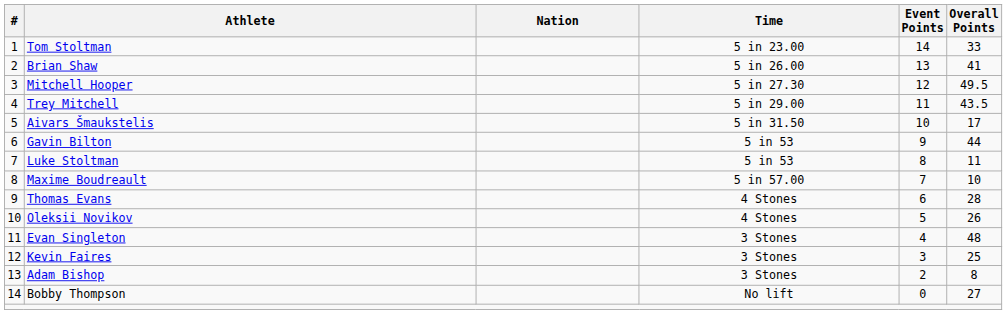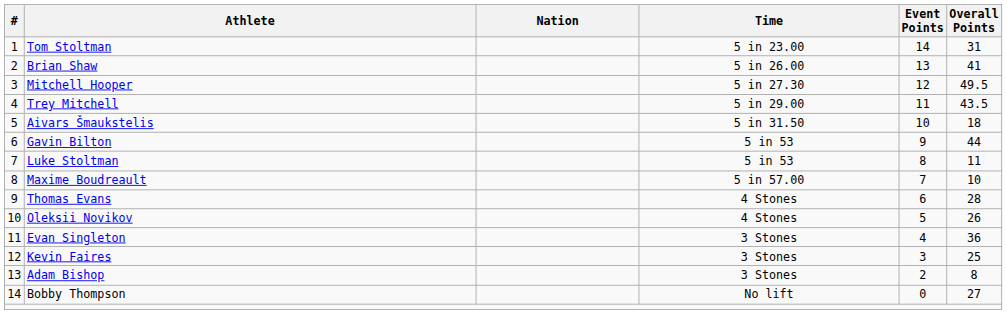(974, 47) 33 -> (974, 47) 31
(974, 123) 17 -> (974, 123) 18
(974, 237) 48 -> (974, 237) 36
